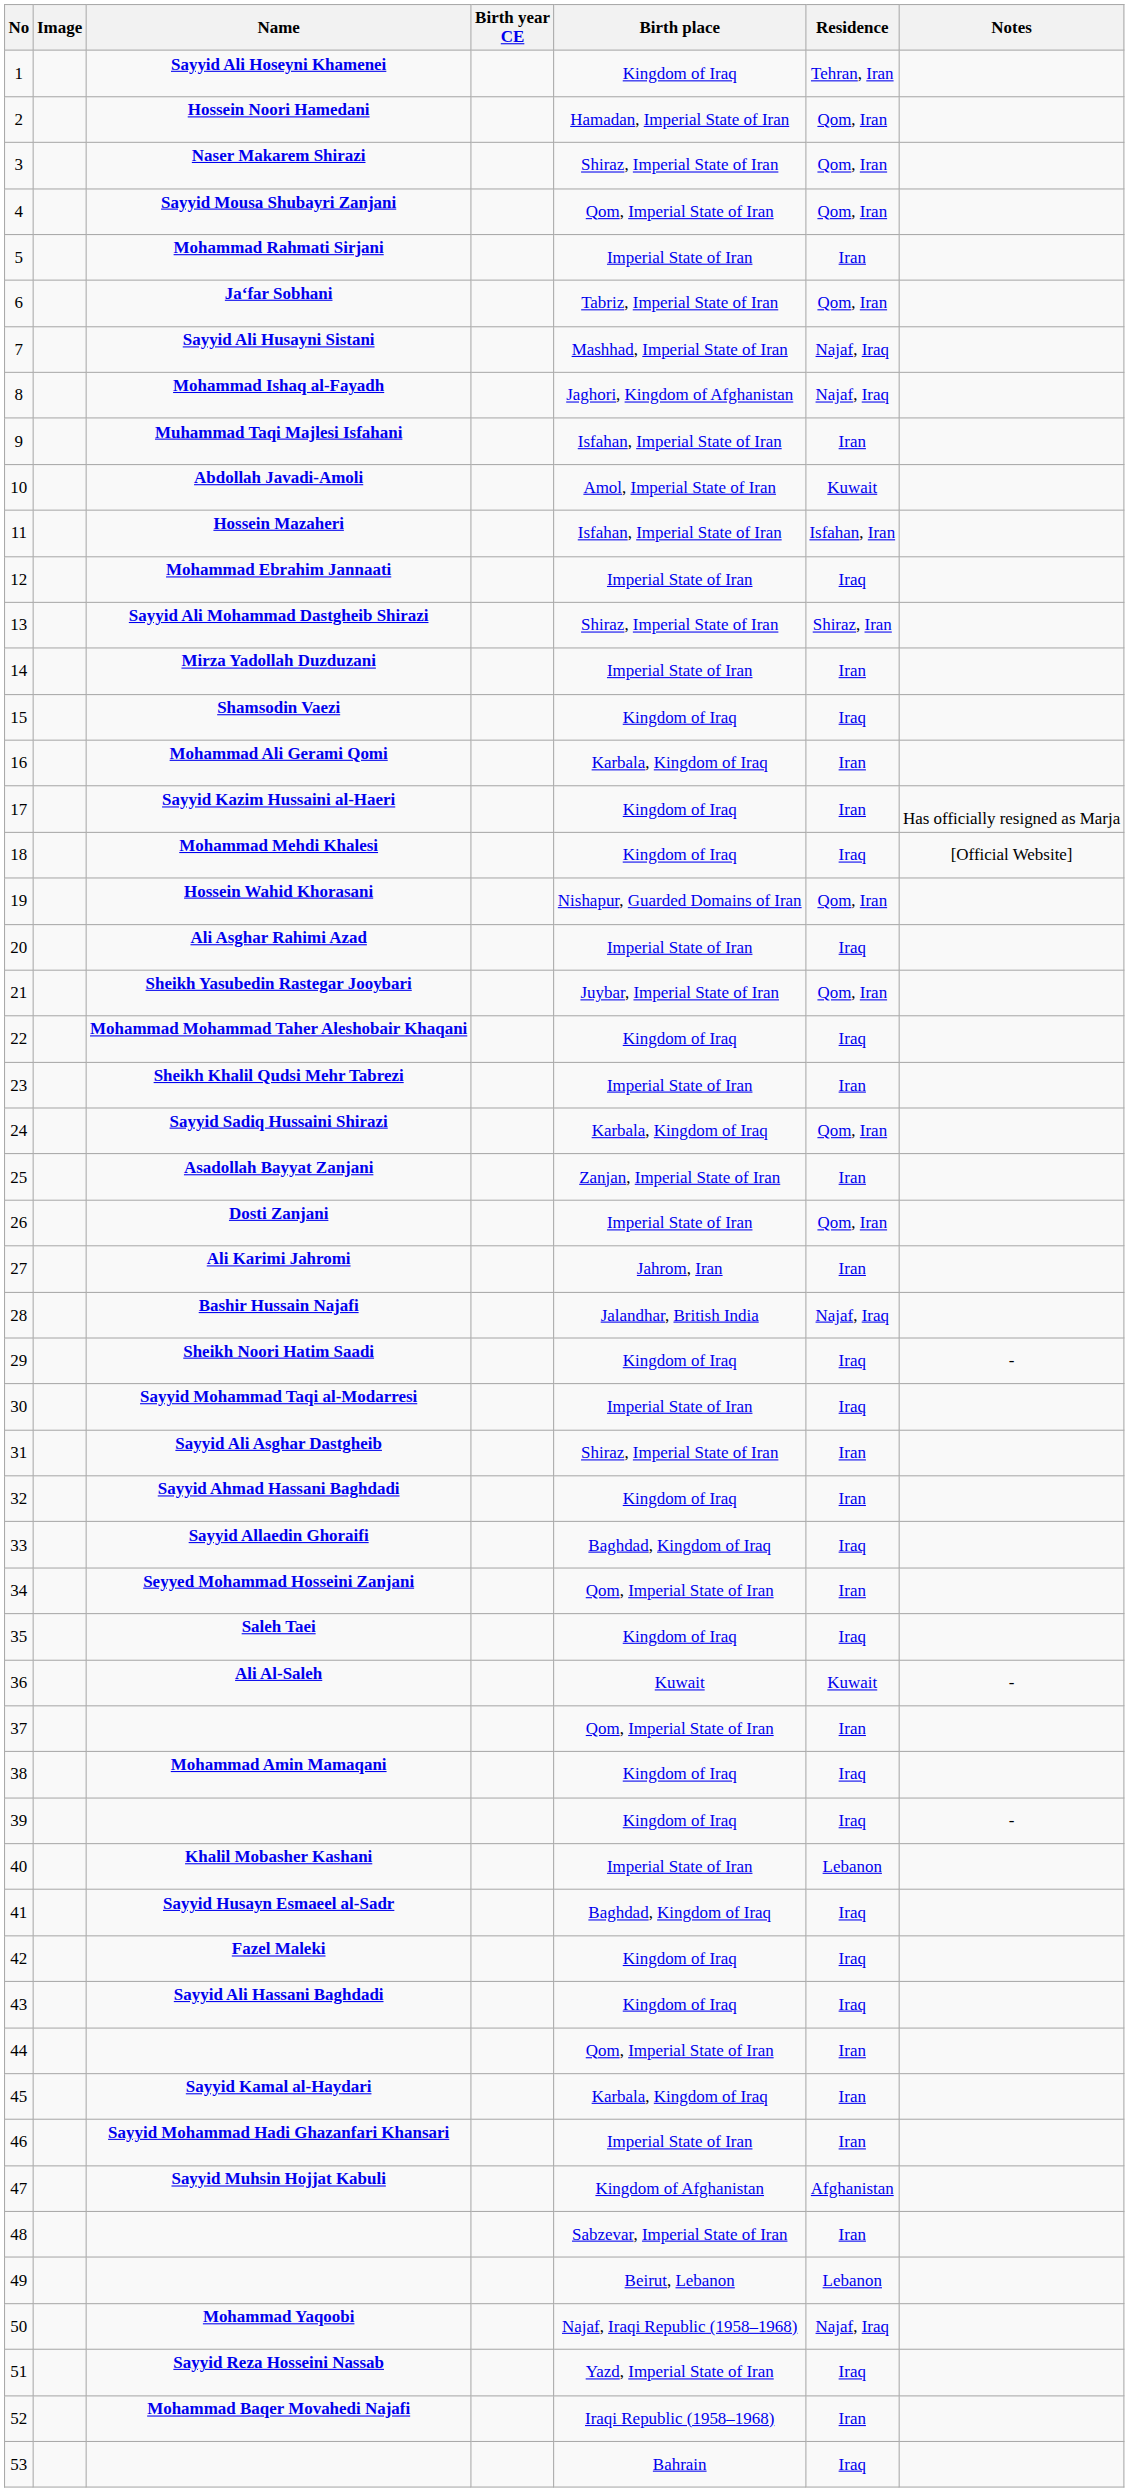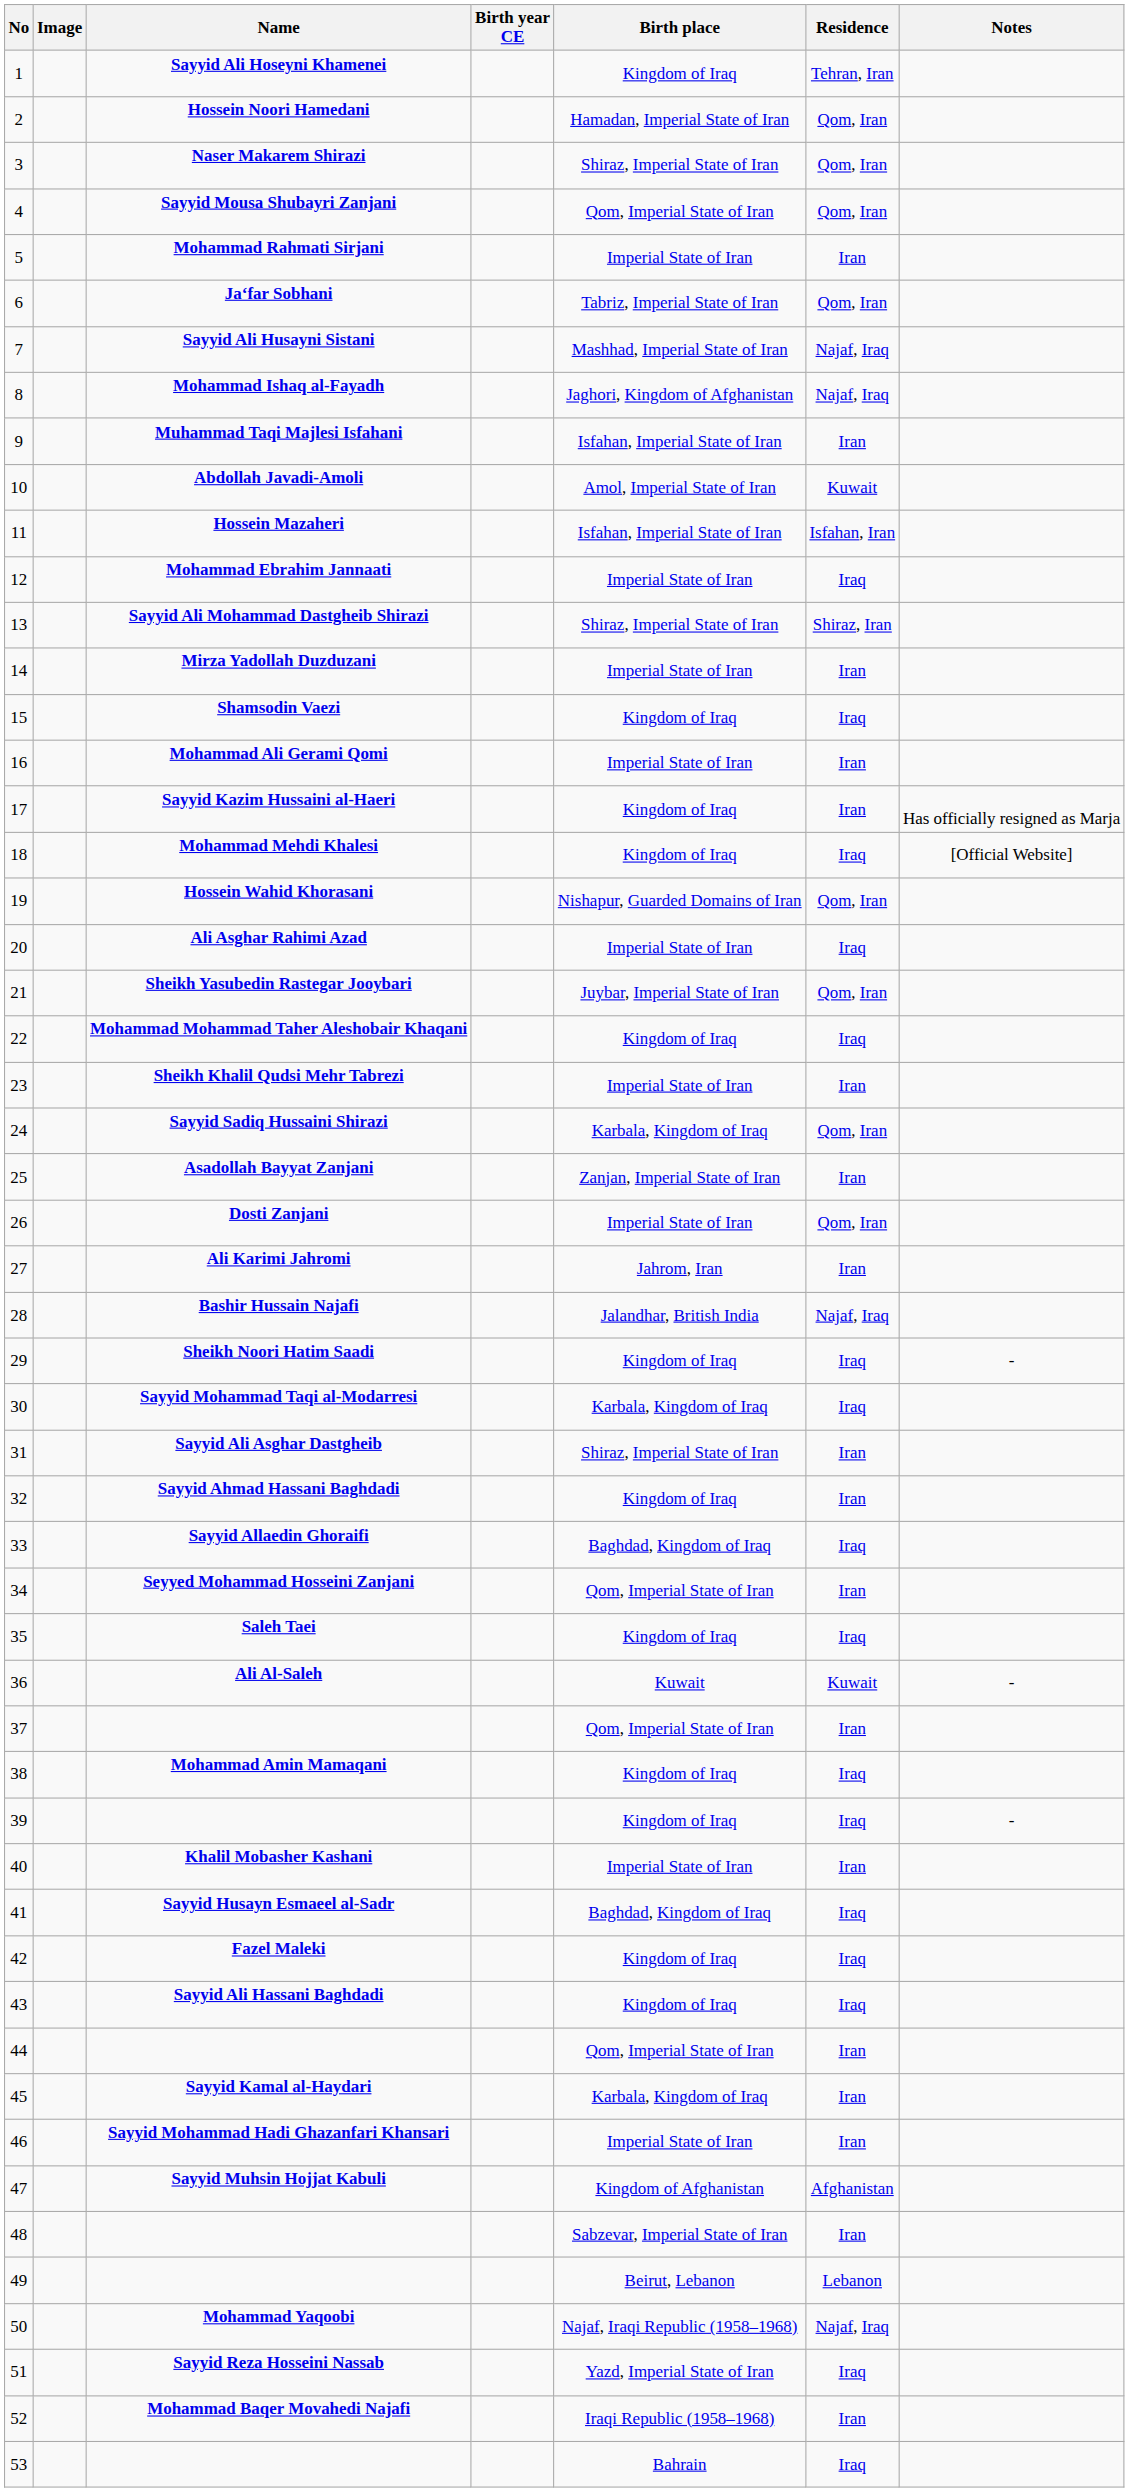(680, 763) Karbala, Kingdom of Iraq -> (680, 763) Imperial State of Iran
(680, 1406) Imperial State of Iran -> (680, 1406) Karbala, Kingdom of Iraq
(852, 1866) Lebanon -> (852, 1866) Iran
